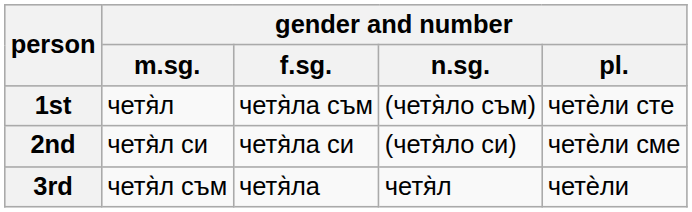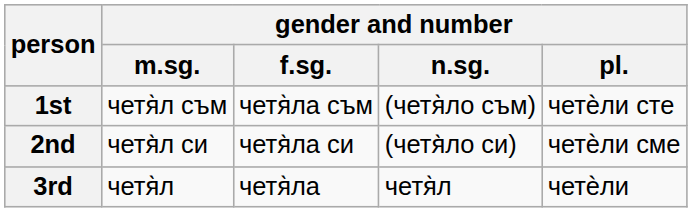(141, 105) четя̀л -> (167, 105) четя̀л съм
(167, 186) четя̀л съм -> (141, 186) четя̀л
